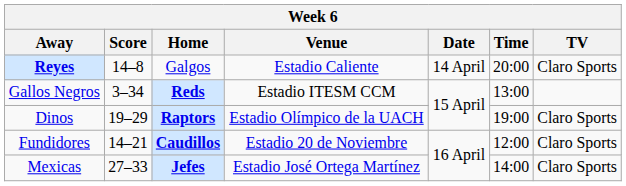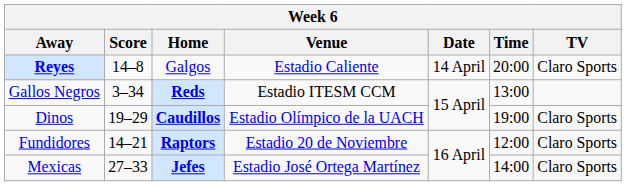(188, 117) Raptors -> (188, 117) Caudillos
(188, 142) Caudillos -> (188, 142) Raptors
